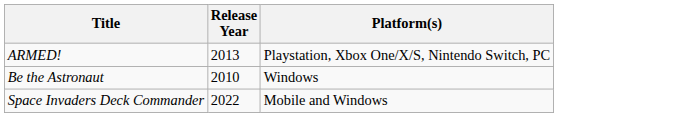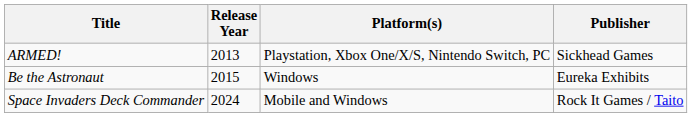+ column: (620, 24)
(225, 77) 2010 -> (225, 77) 2015
(225, 100) 2022 -> (225, 100) 2024
